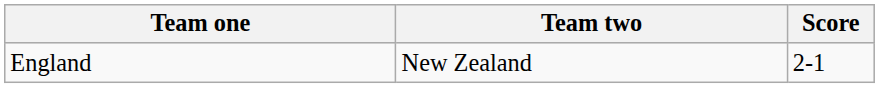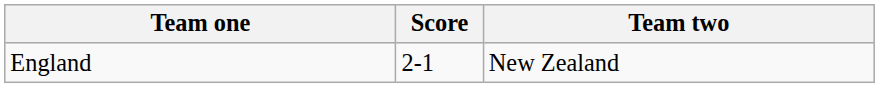columns swapped: (592, 23) <-> (831, 23)
